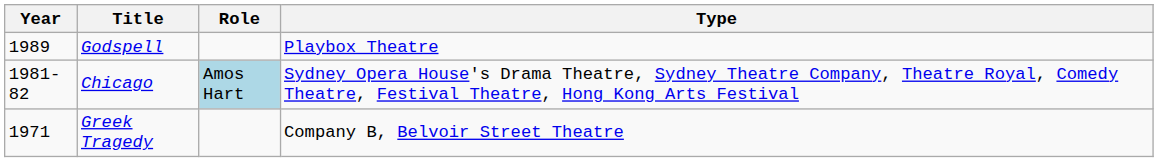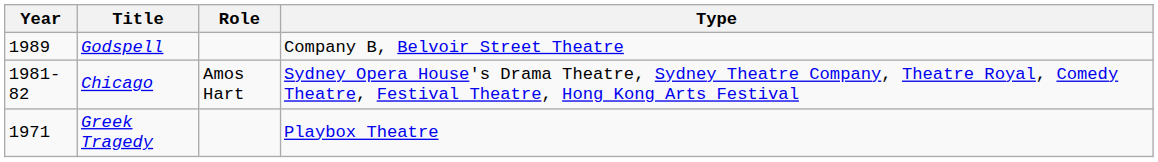(361, 47) Playbox Theatre -> (454, 47) Company B, Belvoir Street Theatre
(224, 84) lightblue background -> (224, 84) no background
(454, 132) Company B, Belvoir Street Theatre -> (361, 132) Playbox Theatre
